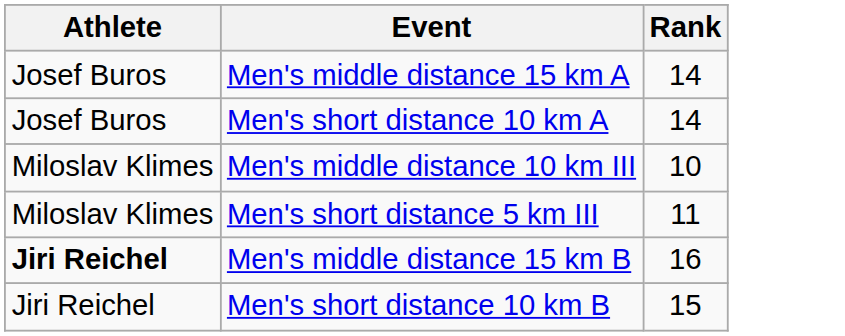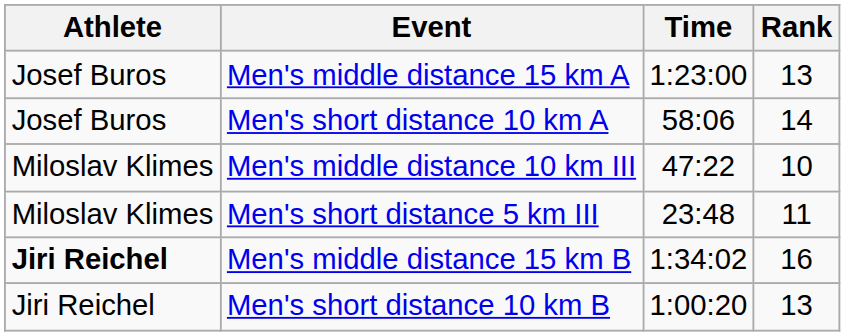+ column: (698, 27)
(685, 74) 14 -> (797, 74) 13
(685, 306) 15 -> (797, 306) 13
